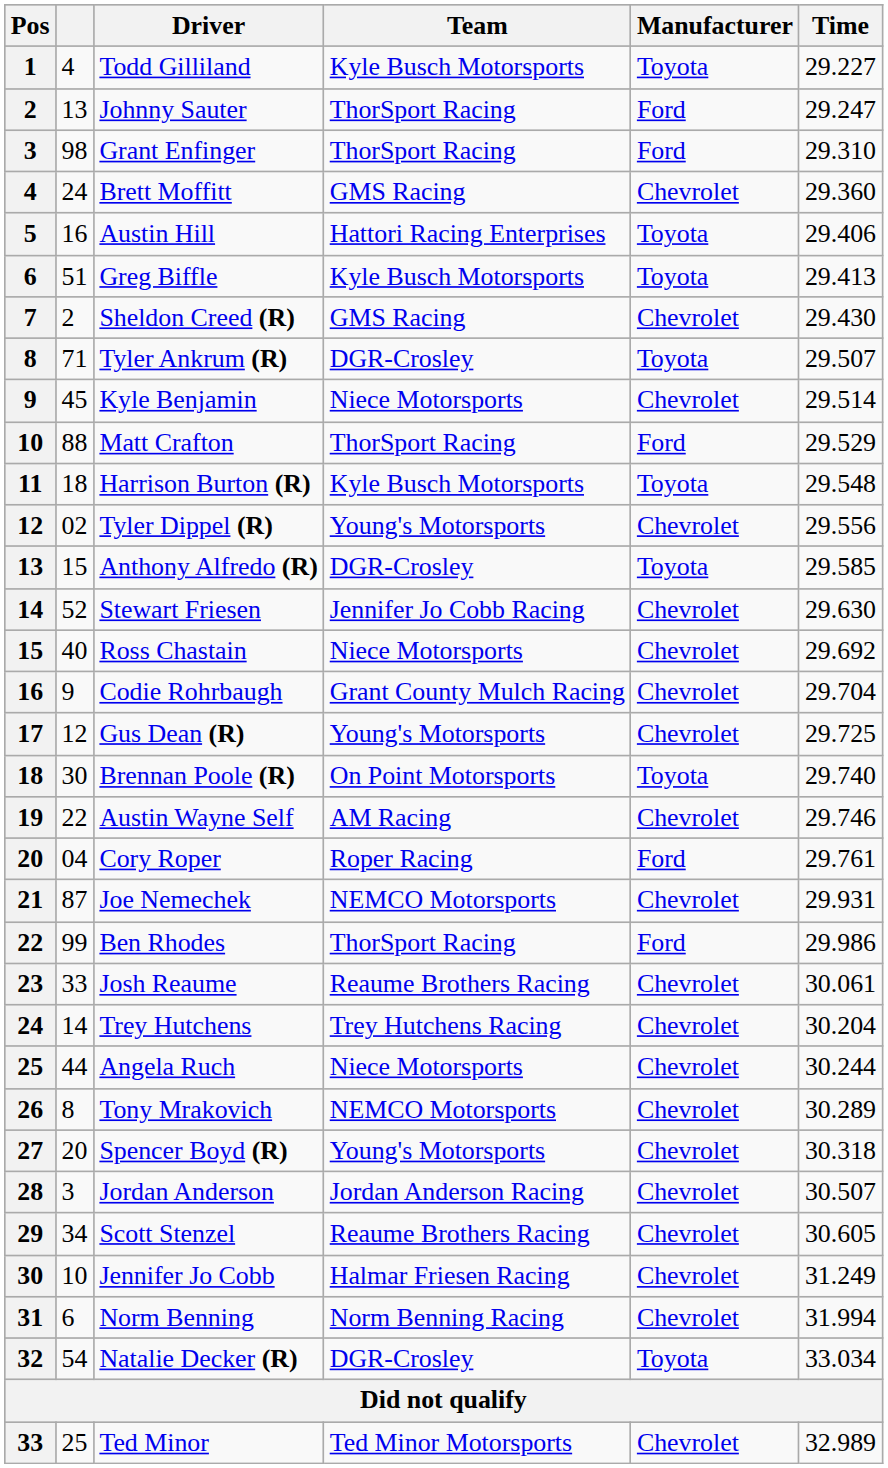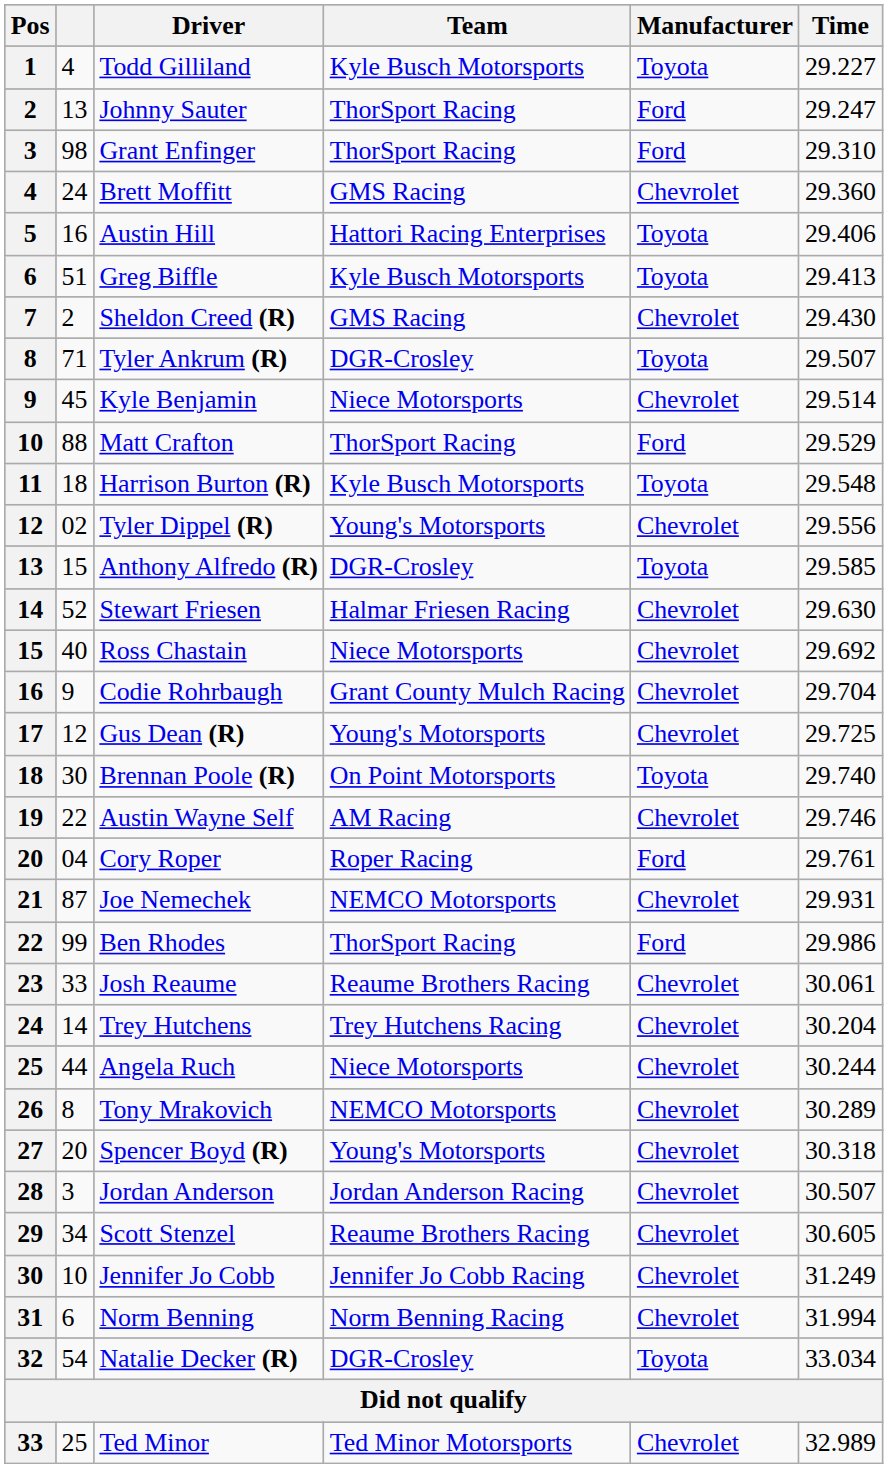(457, 608) Jennifer Jo Cobb Racing -> (450, 608) Halmar Friesen Racing
(450, 1274) Halmar Friesen Racing -> (457, 1274) Jennifer Jo Cobb Racing
